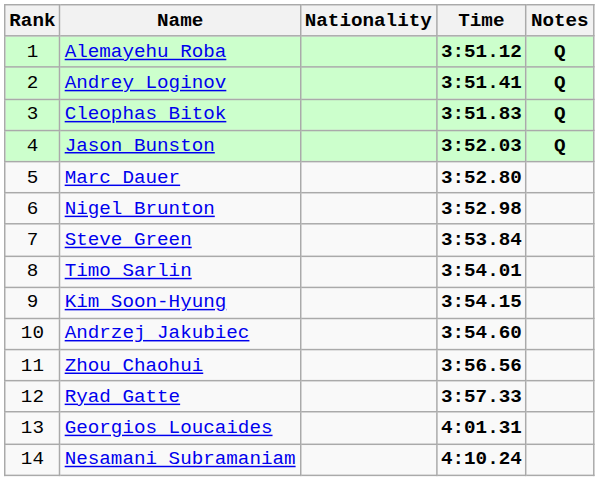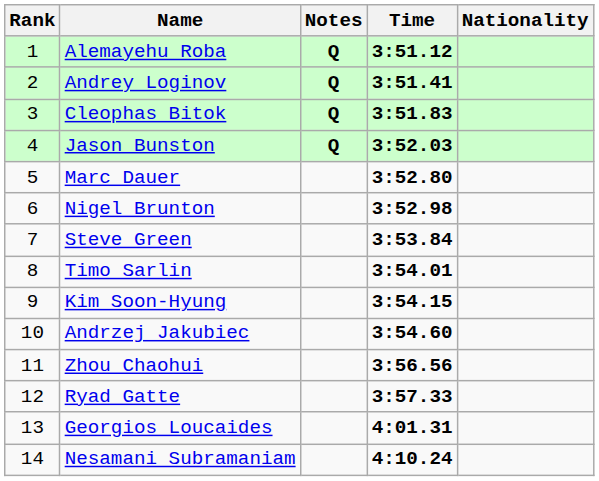columns swapped: (368, 20) <-> (560, 20)
